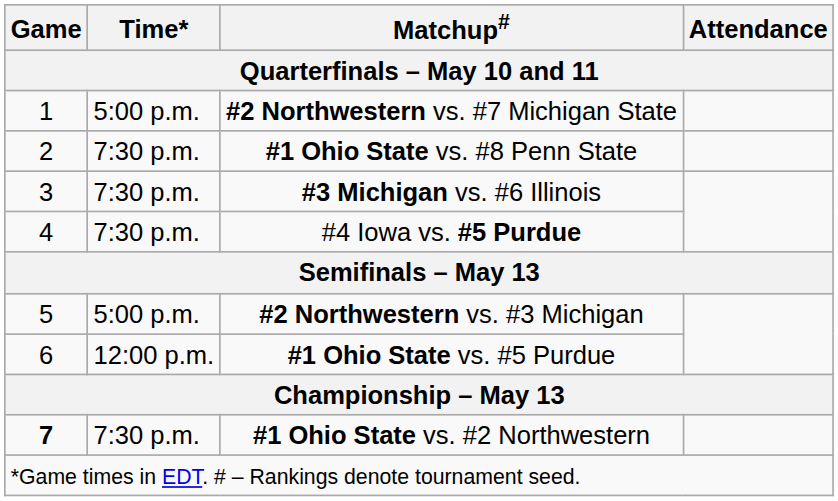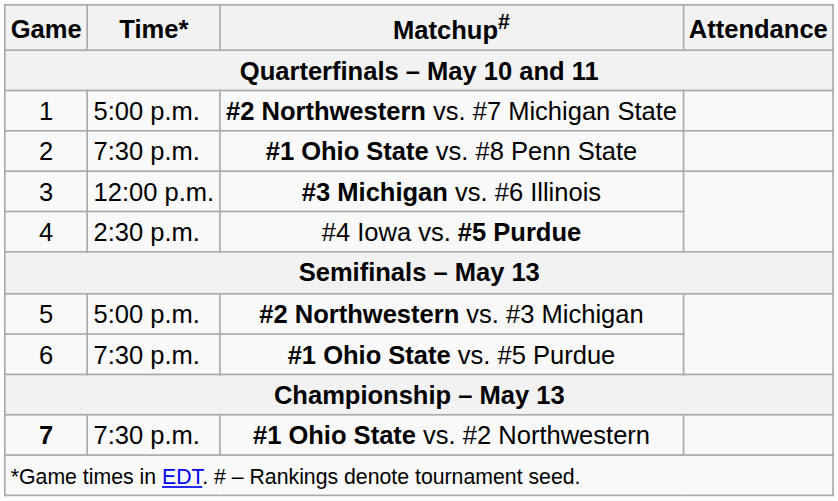(147, 192) 7:30 p.m. -> (154, 192) 12:00 p.m.
(147, 233) 7:30 p.m. -> (147, 233) 2:30 p.m.
(154, 354) 12:00 p.m. -> (147, 354) 7:30 p.m.
